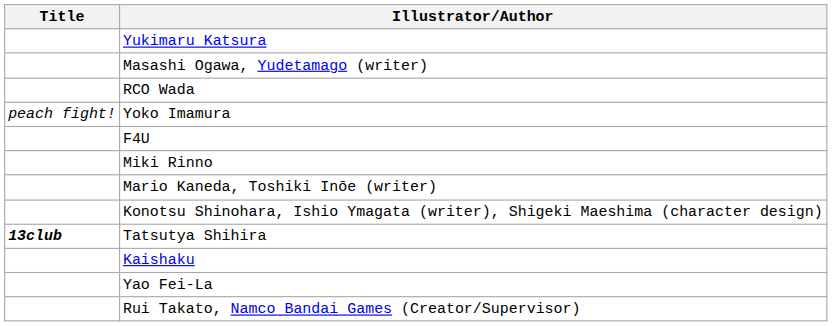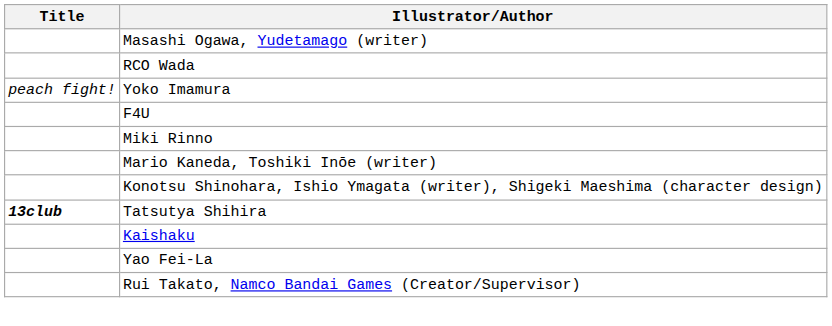- row: (195, 41)
